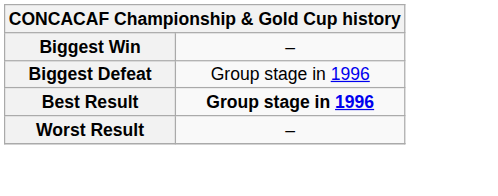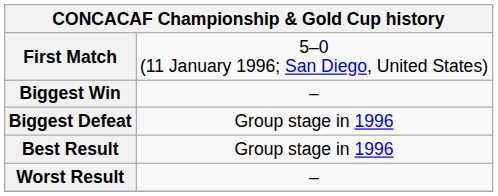+ row: (70, 56)
(290, 102) bold -> (314, 149) normal
